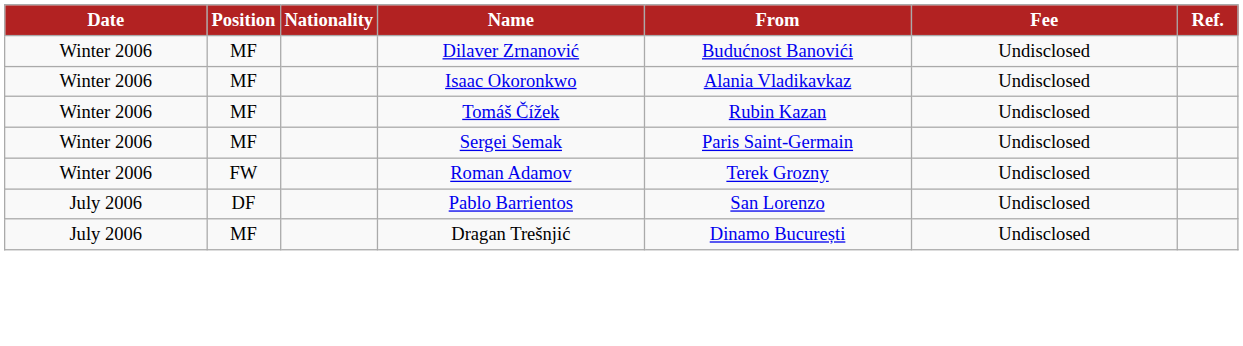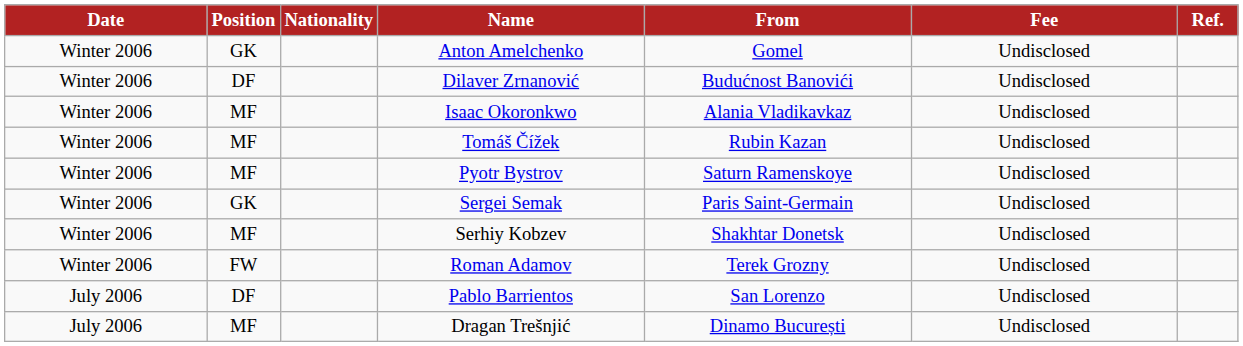+ row: (511, 50)
(243, 50) MF -> (243, 81) DF
+ row: (511, 173)
(243, 142) MF -> (243, 204) GK
+ row: (511, 234)
